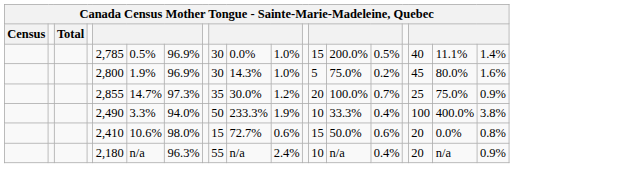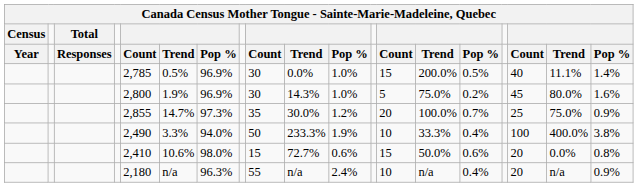+ row: (26, 53)
